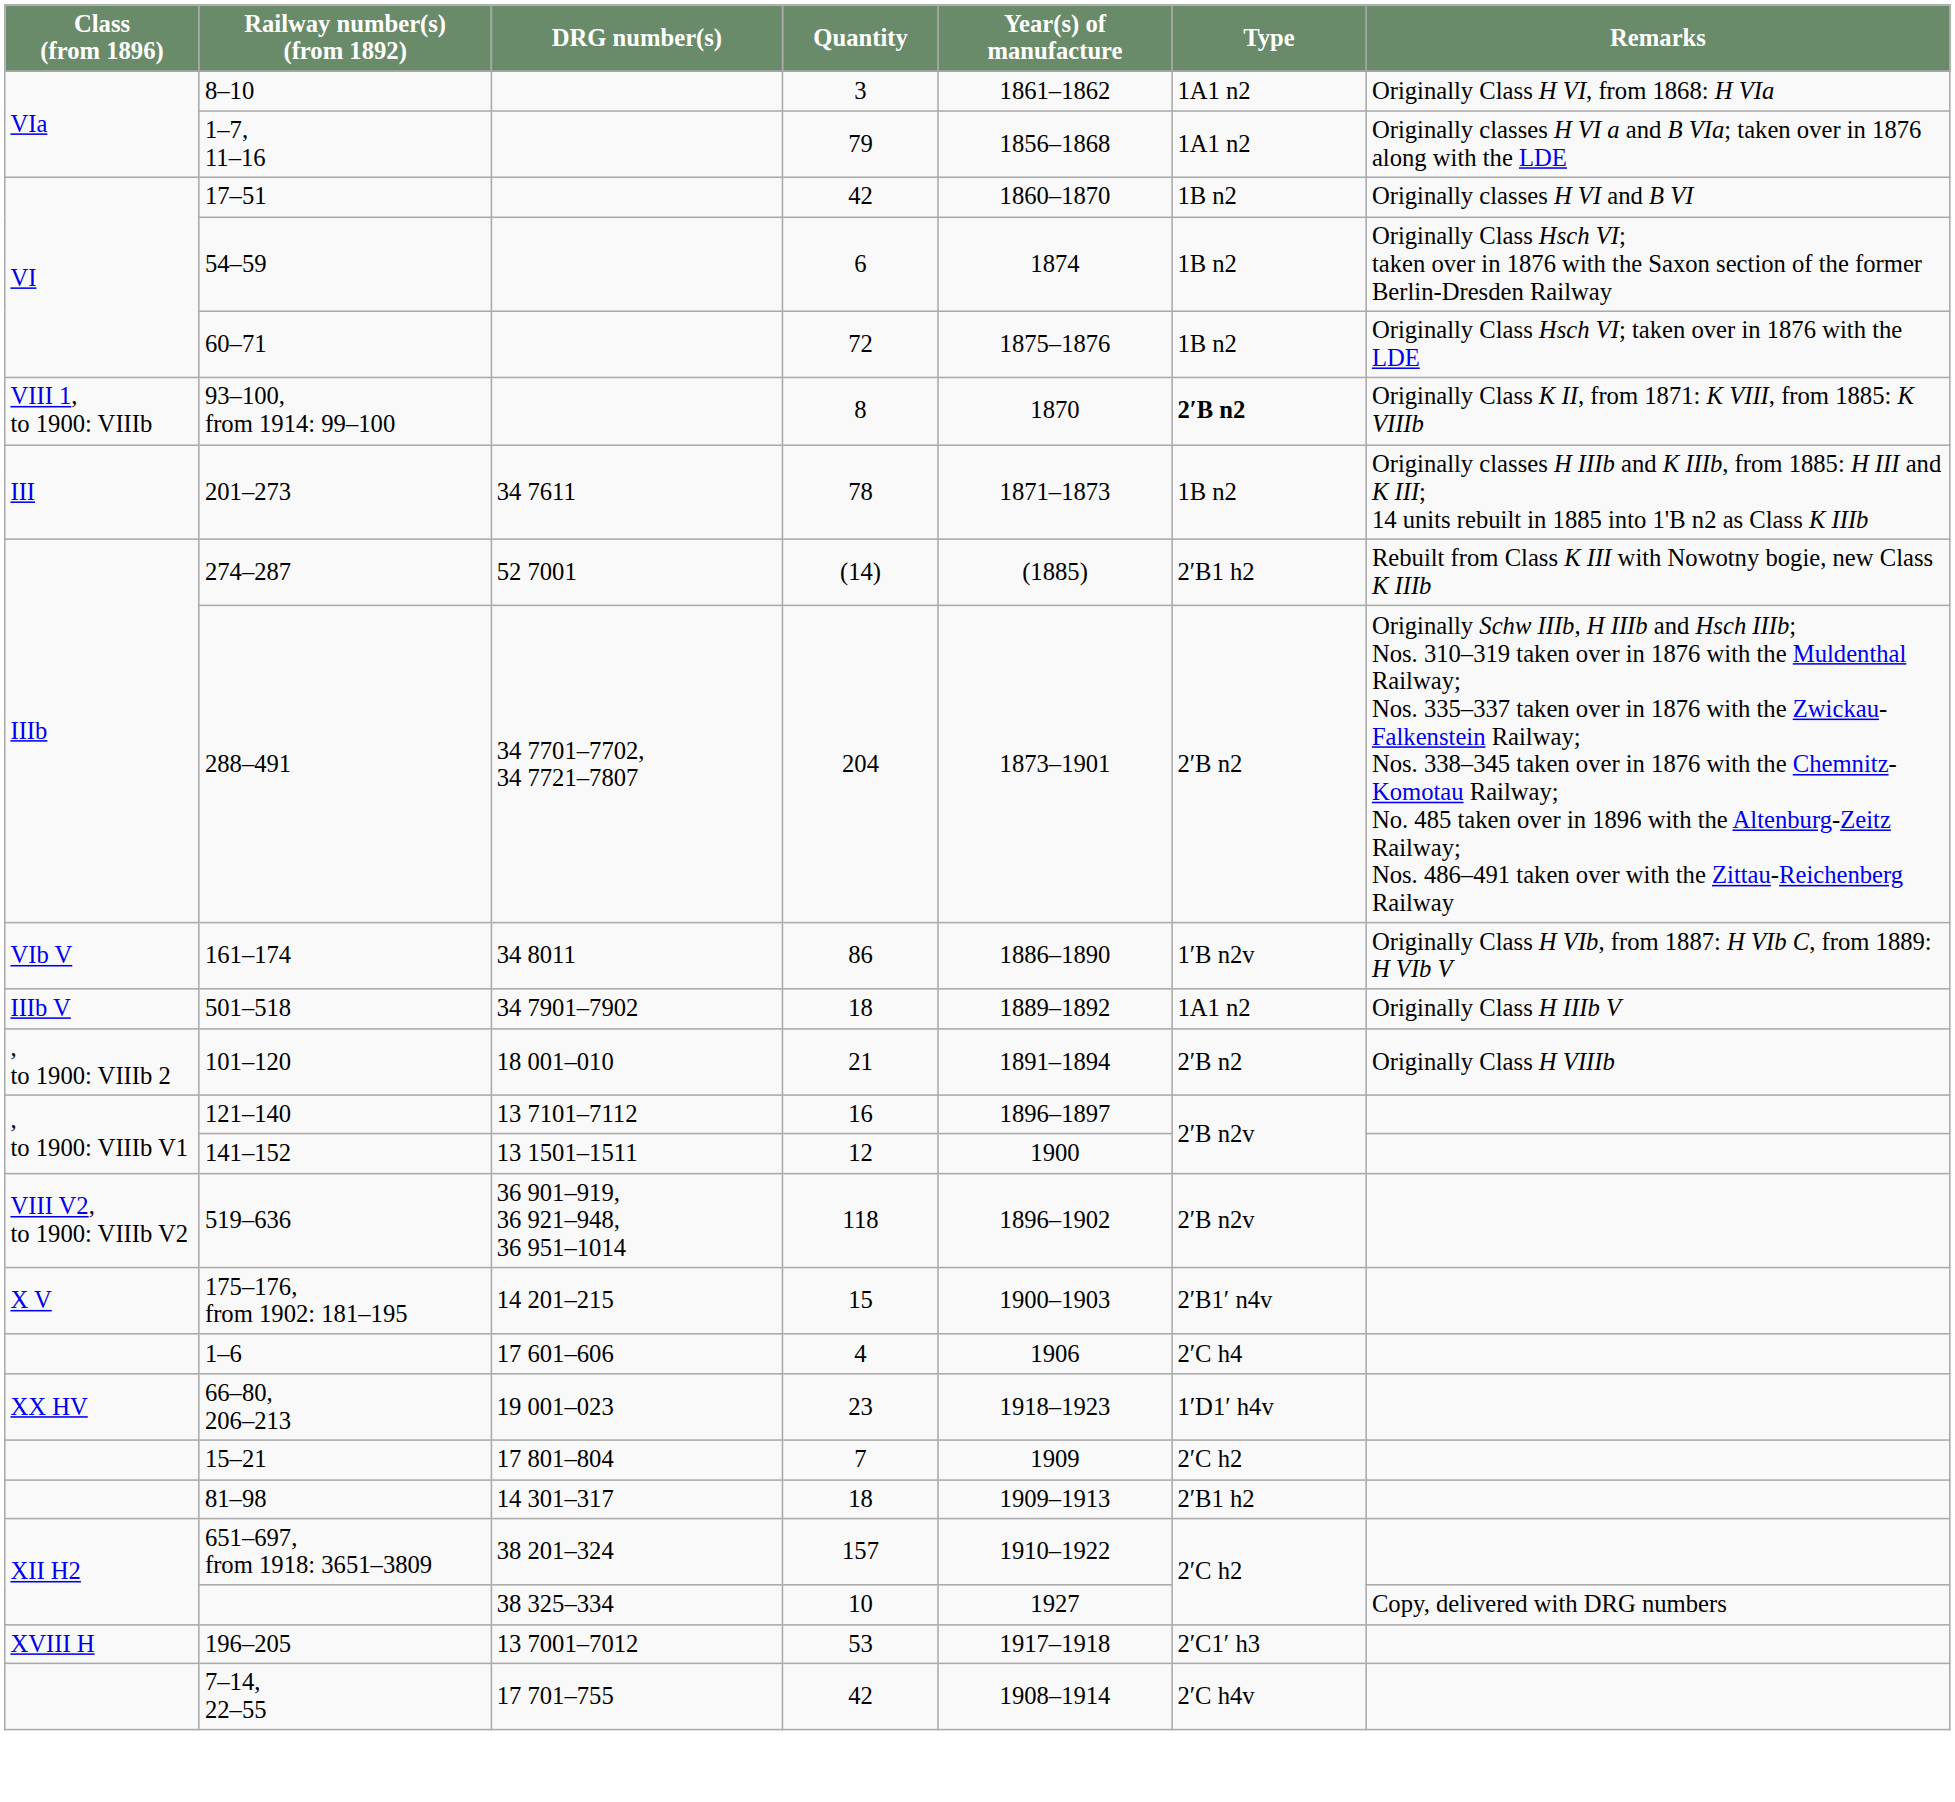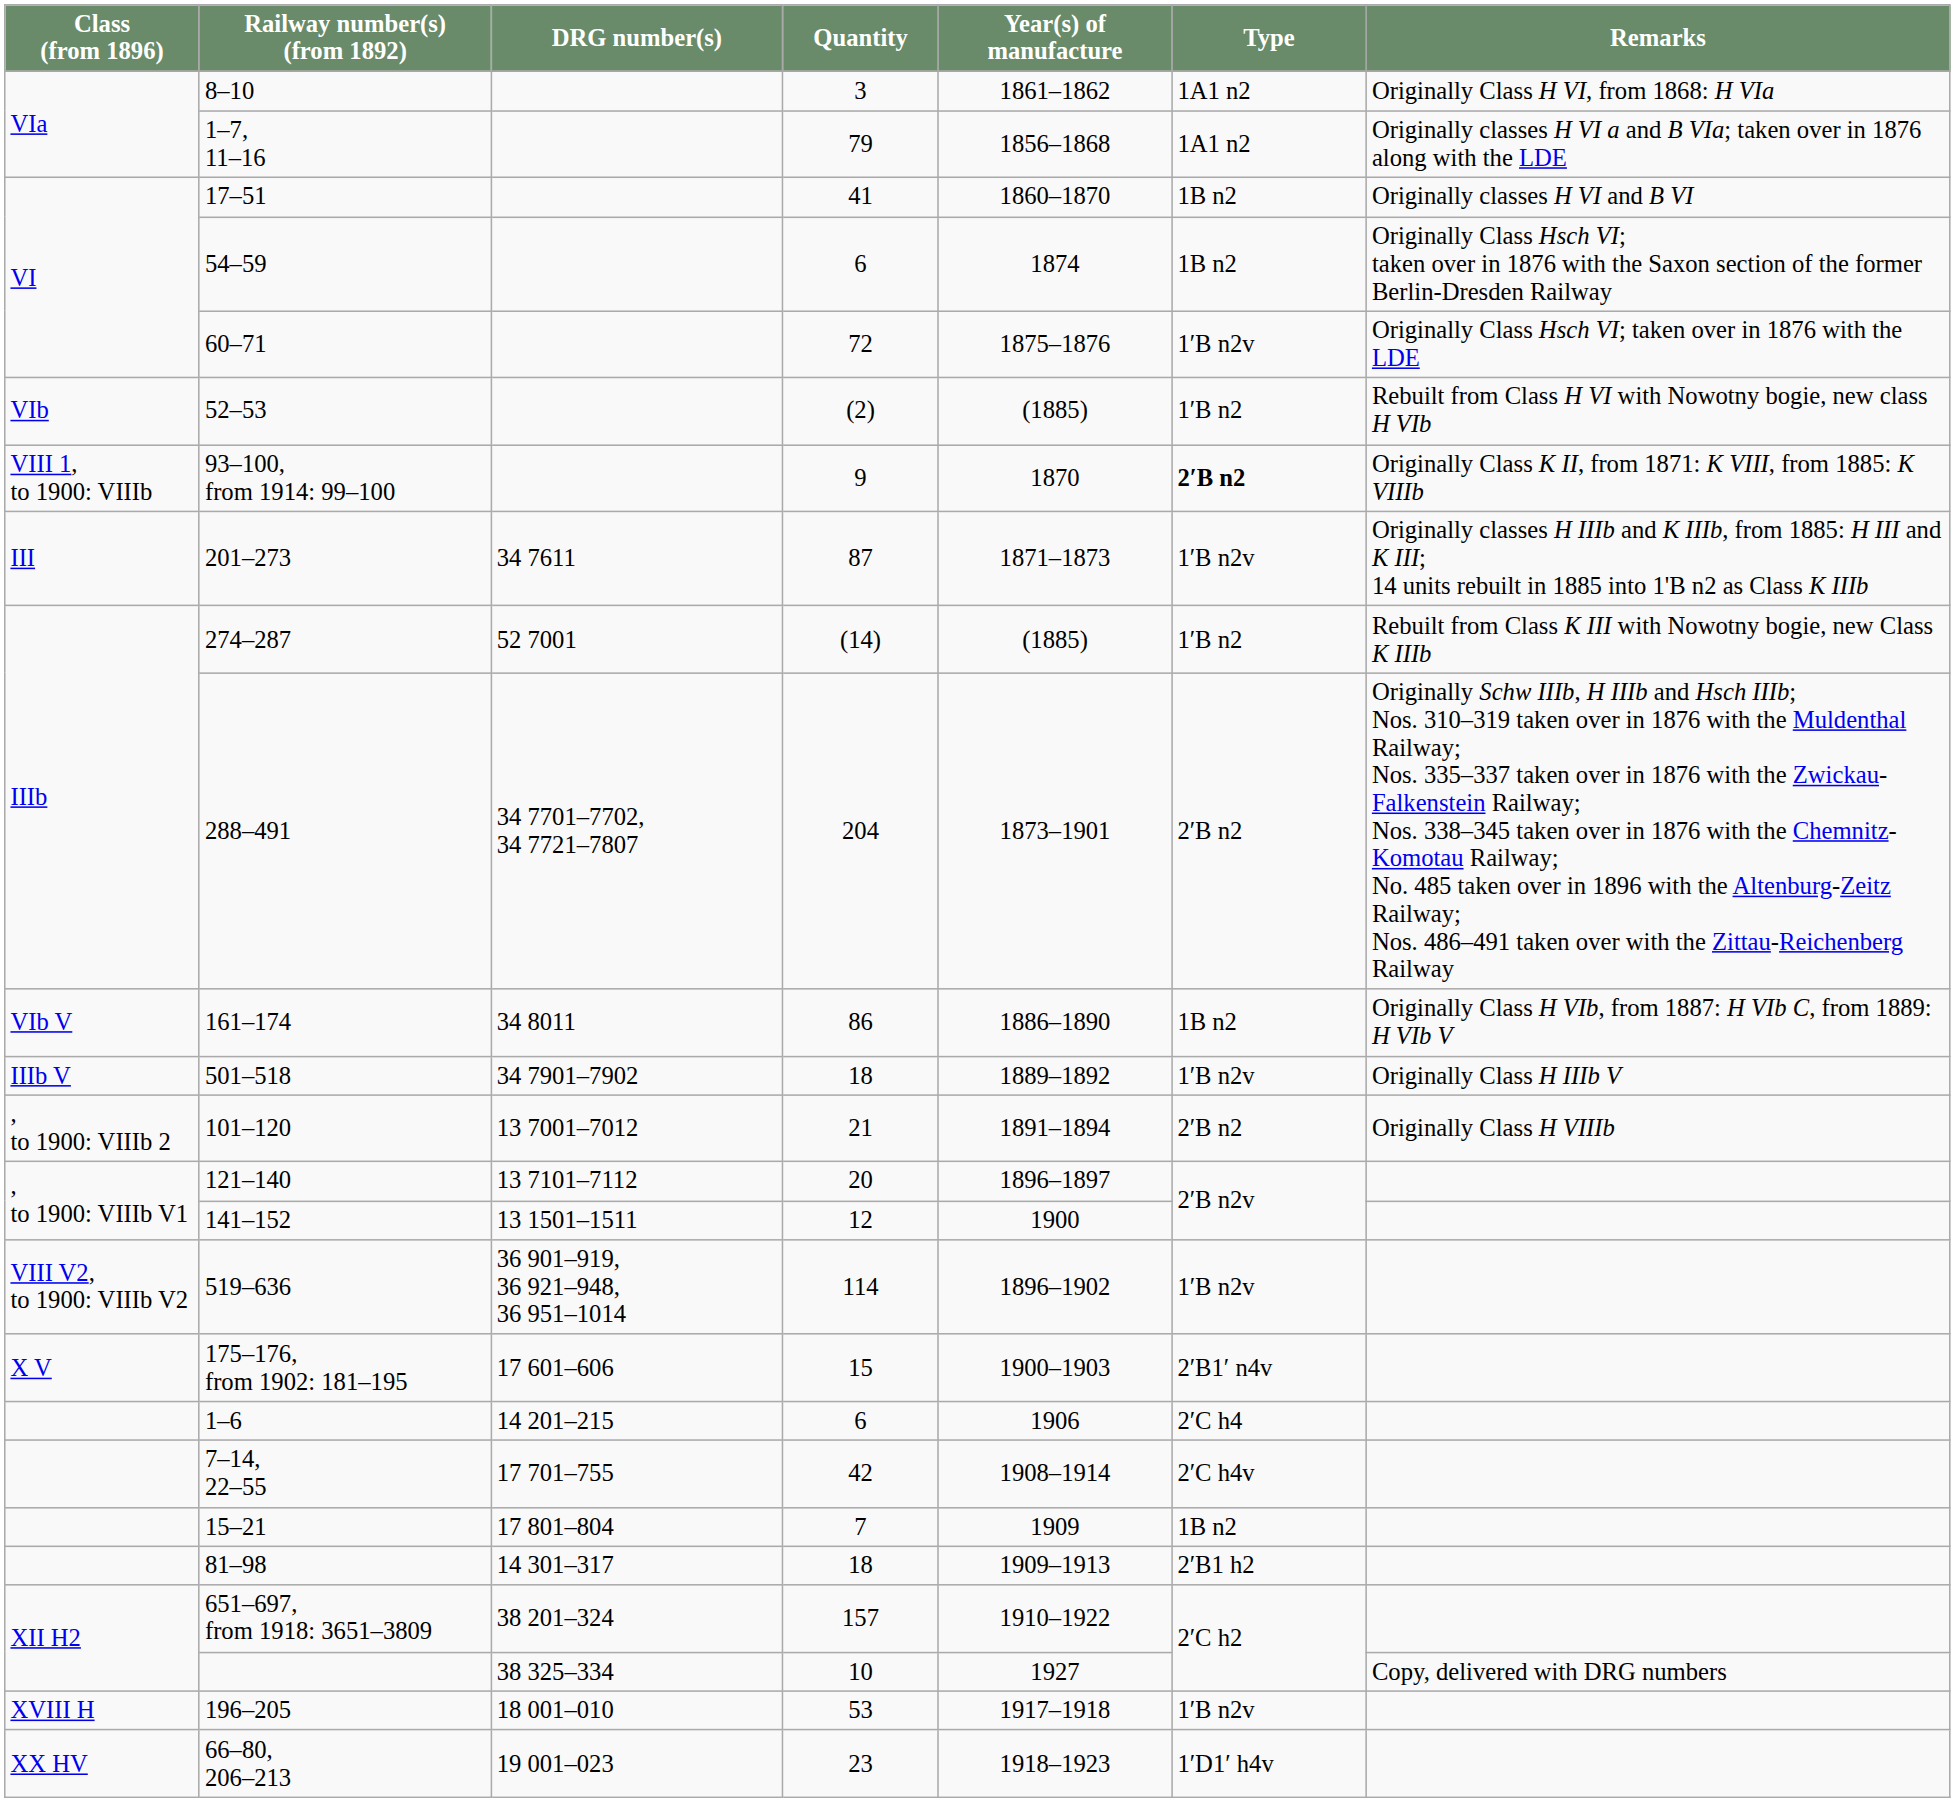(861, 196) 42 -> (861, 196) 41
(1207, 344) 1B n2 -> (1216, 344) 1′B n2v
+ row: (236, 410)
(861, 410) 8 -> (861, 477) 9
(861, 491) 78 -> (861, 558) 87
(1207, 491) 1B n2 -> (1216, 558) 1′B n2v
(1216, 572) 2′B1 h2 -> (1210, 639) 1′B n2
(1216, 955) 1′B n2v -> (1207, 1022) 1B n2
(1214, 1008) 1A1 n2 -> (1216, 1075) 1′B n2v
(555, 1061) 18 001–010 -> (568, 1128) 13 7001–7012
(861, 1114) 16 -> (861, 1180) 20
(861, 1220) 118 -> (861, 1286) 114
(1216, 1220) 2′B n2v -> (1216, 1286) 1′B n2v
(555, 1300) 14 201–215 -> (555, 1367) 17 601–606
(555, 1353) 17 601–606 -> (555, 1420) 14 201–215
(861, 1353) 4 -> (861, 1420) 6
rows swapped: (236, 1696) <-> (248, 1406)
(1210, 1459) 2′C h2 -> (1207, 1526) 1B n2
(568, 1643) 13 7001–7012 -> (555, 1710) 18 001–010
(1219, 1643) 2′C1′ h3 -> (1216, 1710) 1′B n2v
